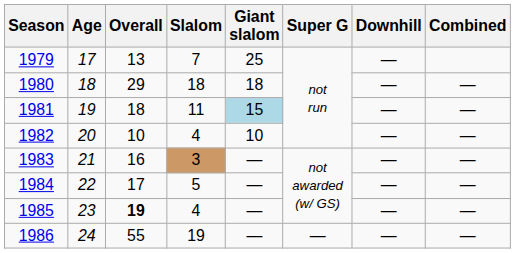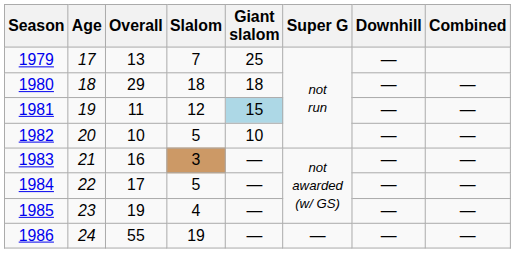(136, 110) 18 -> (136, 110) 11
(196, 110) 11 -> (196, 110) 12
(196, 135) 4 -> (196, 135) 5
(136, 210) bold -> (136, 210) normal
